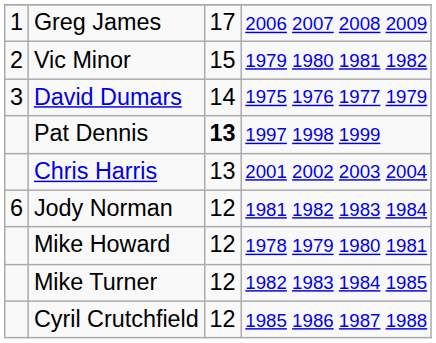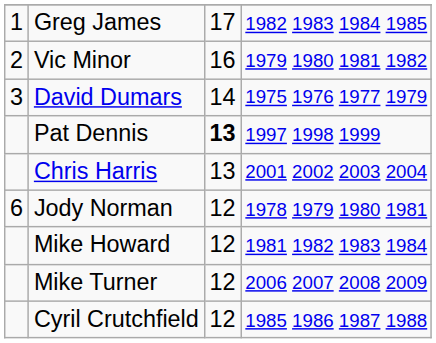(336, 23) 2006 2007 2008 2009 -> (336, 23) 1982 1983 1984 1985
(223, 60) 15 -> (223, 60) 16
(336, 208) 1981 1982 1983 1984 -> (336, 208) 1978 1979 1980 1981
(336, 246) 1978 1979 1980 1981 -> (336, 246) 1981 1982 1983 1984
(336, 283) 1982 1983 1984 1985 -> (336, 283) 2006 2007 2008 2009
